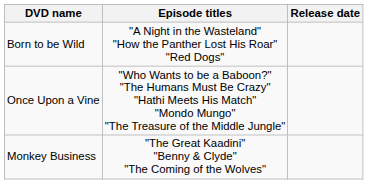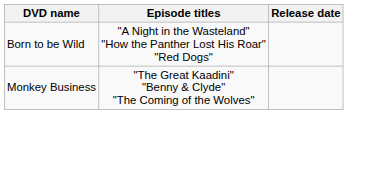- row: (53, 100)
